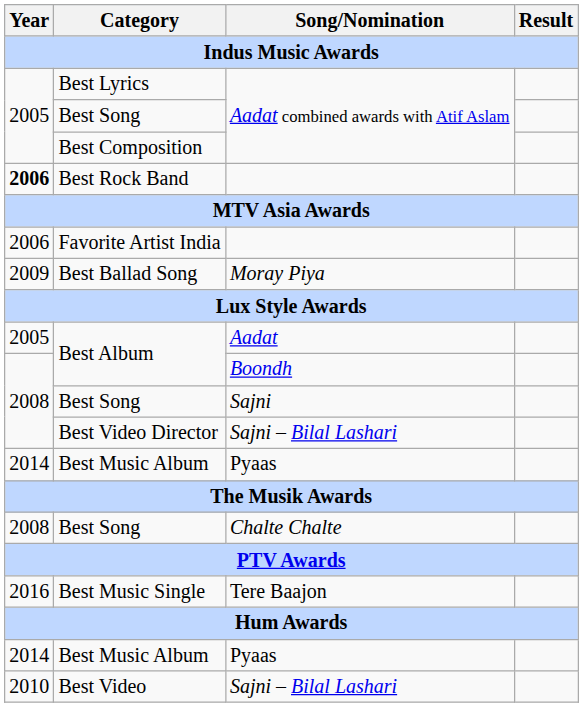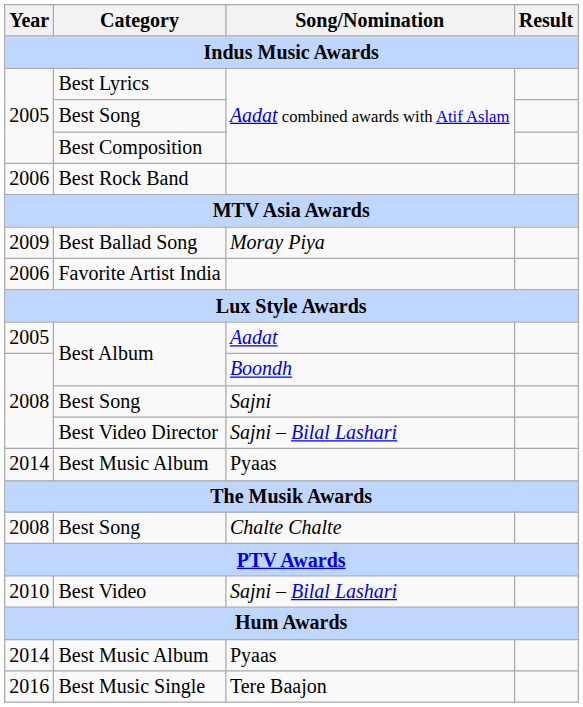(29, 178) bold -> (29, 178) normal
rows swapped: (140, 242) <-> (128, 274)
rows swapped: (102, 686) <-> (132, 591)
